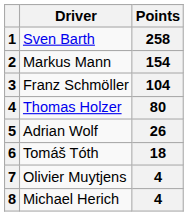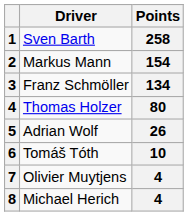(158, 84) 104 -> (158, 84) 134
(158, 153) 18 -> (158, 153) 10
